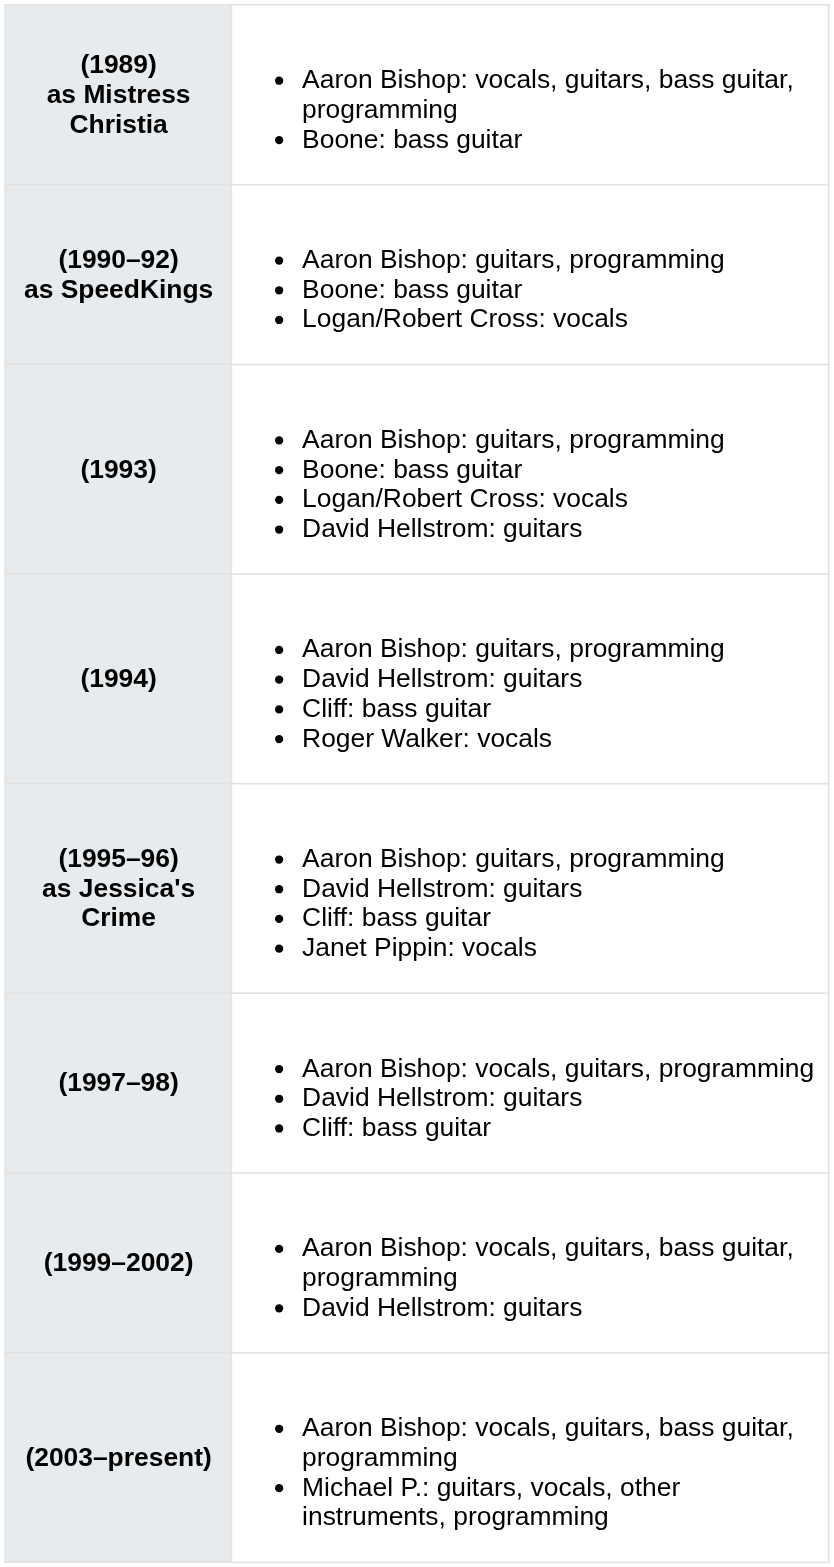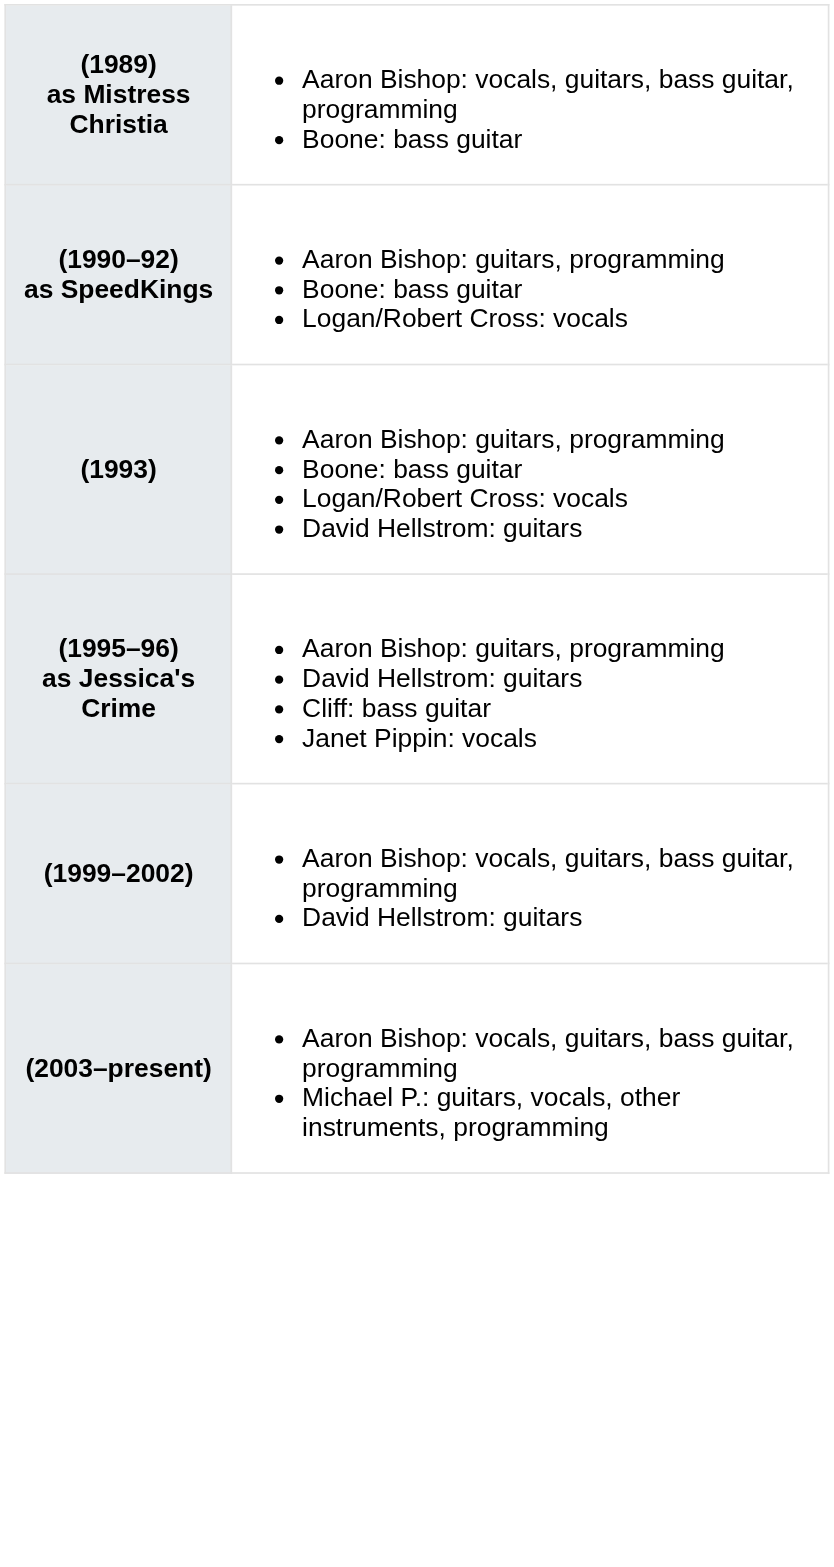- row: (119, 678)
- row: (119, 1082)
